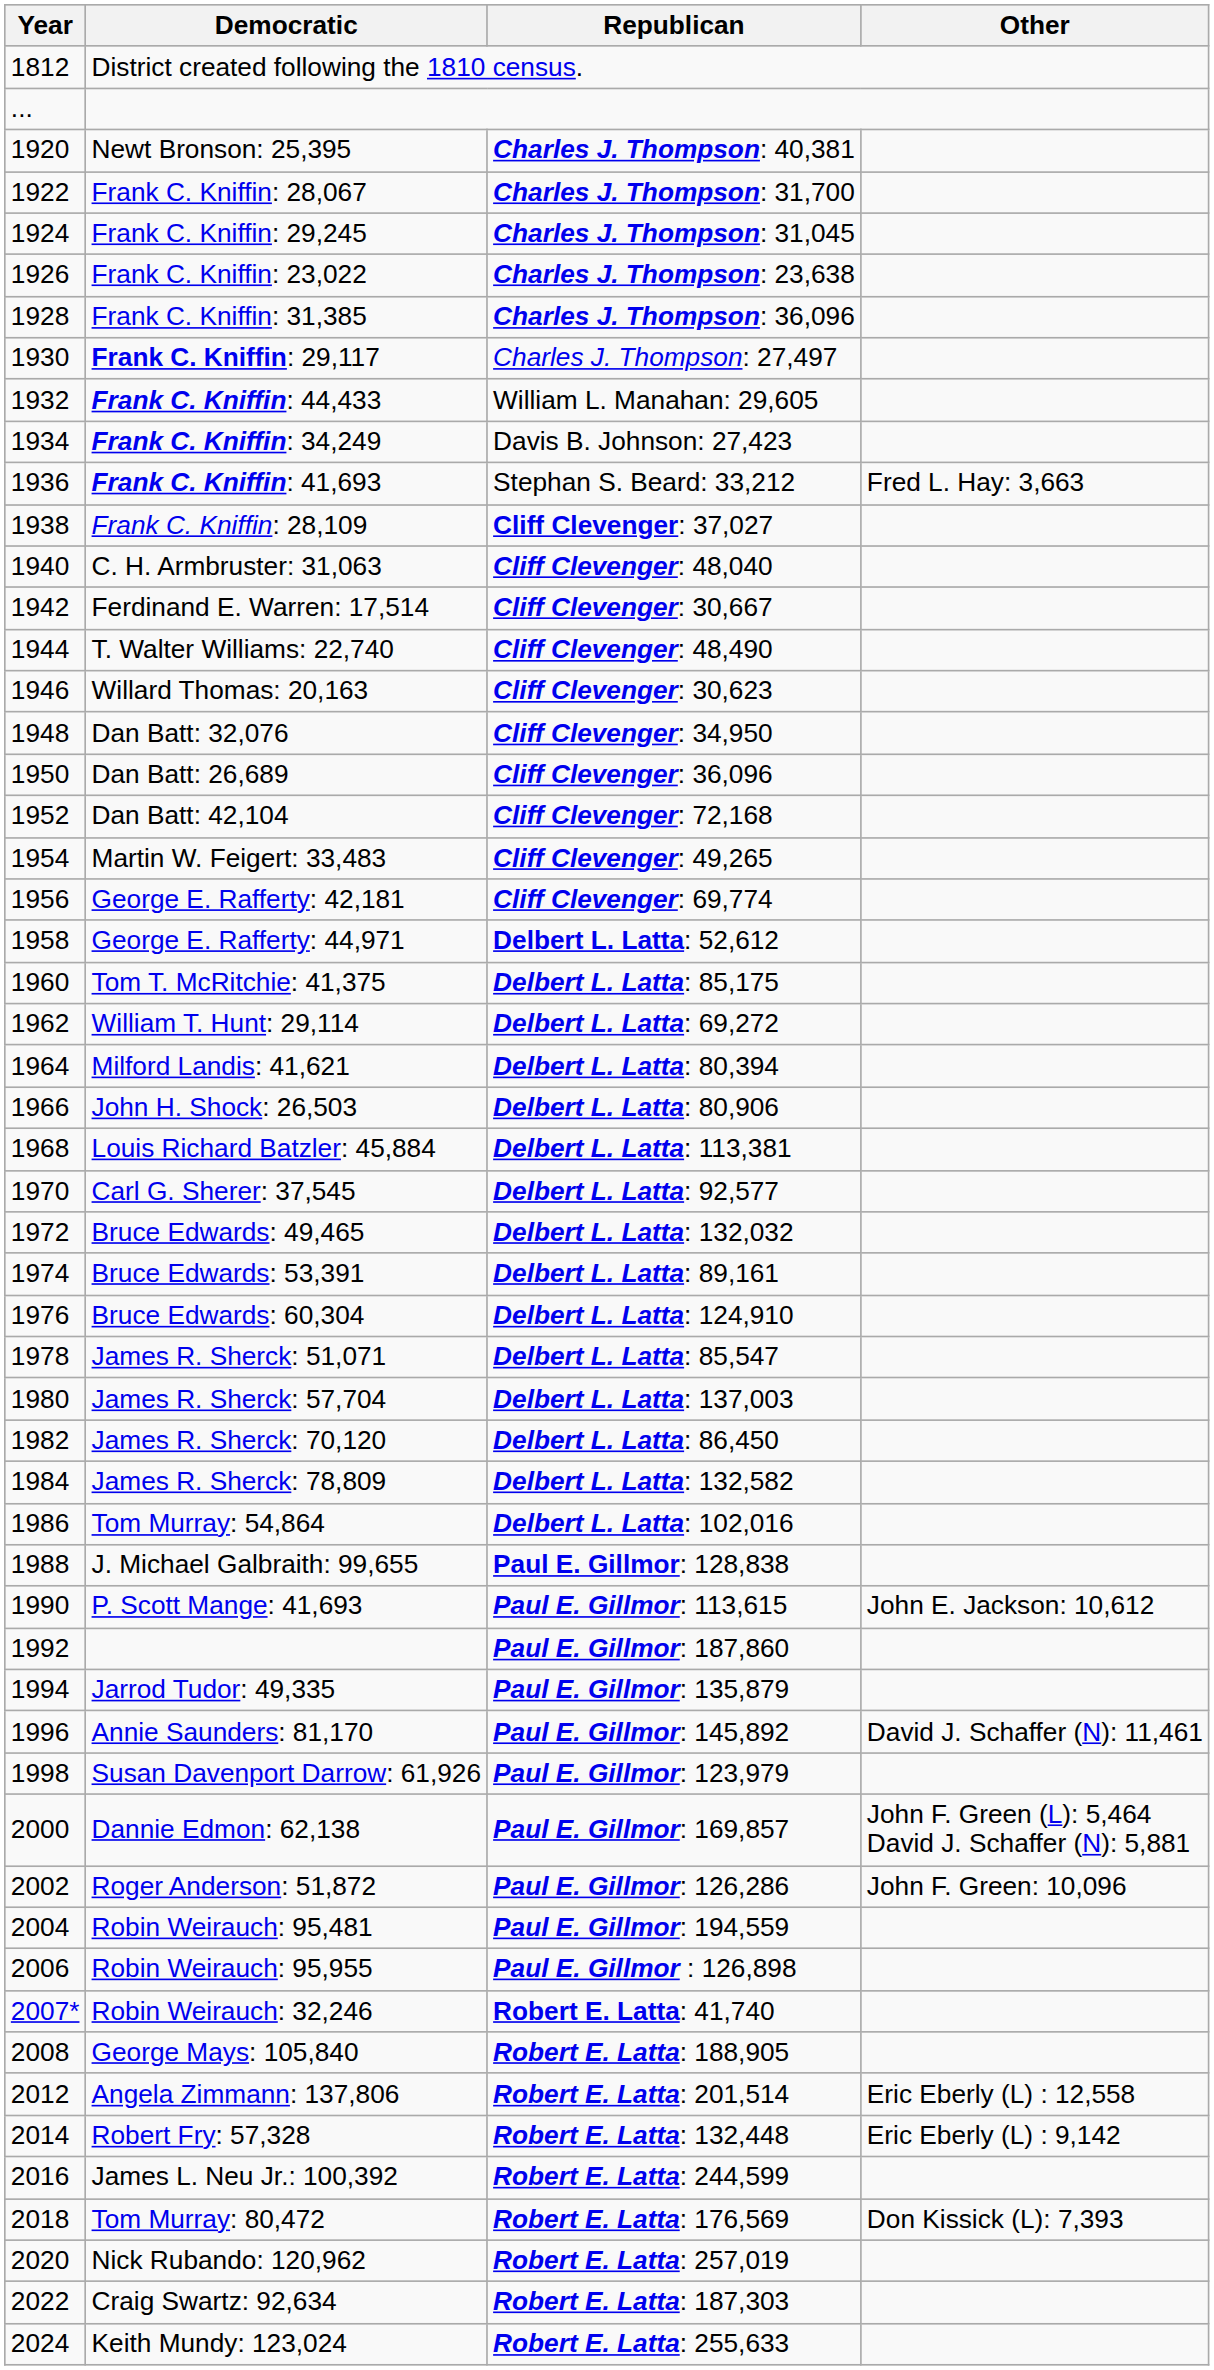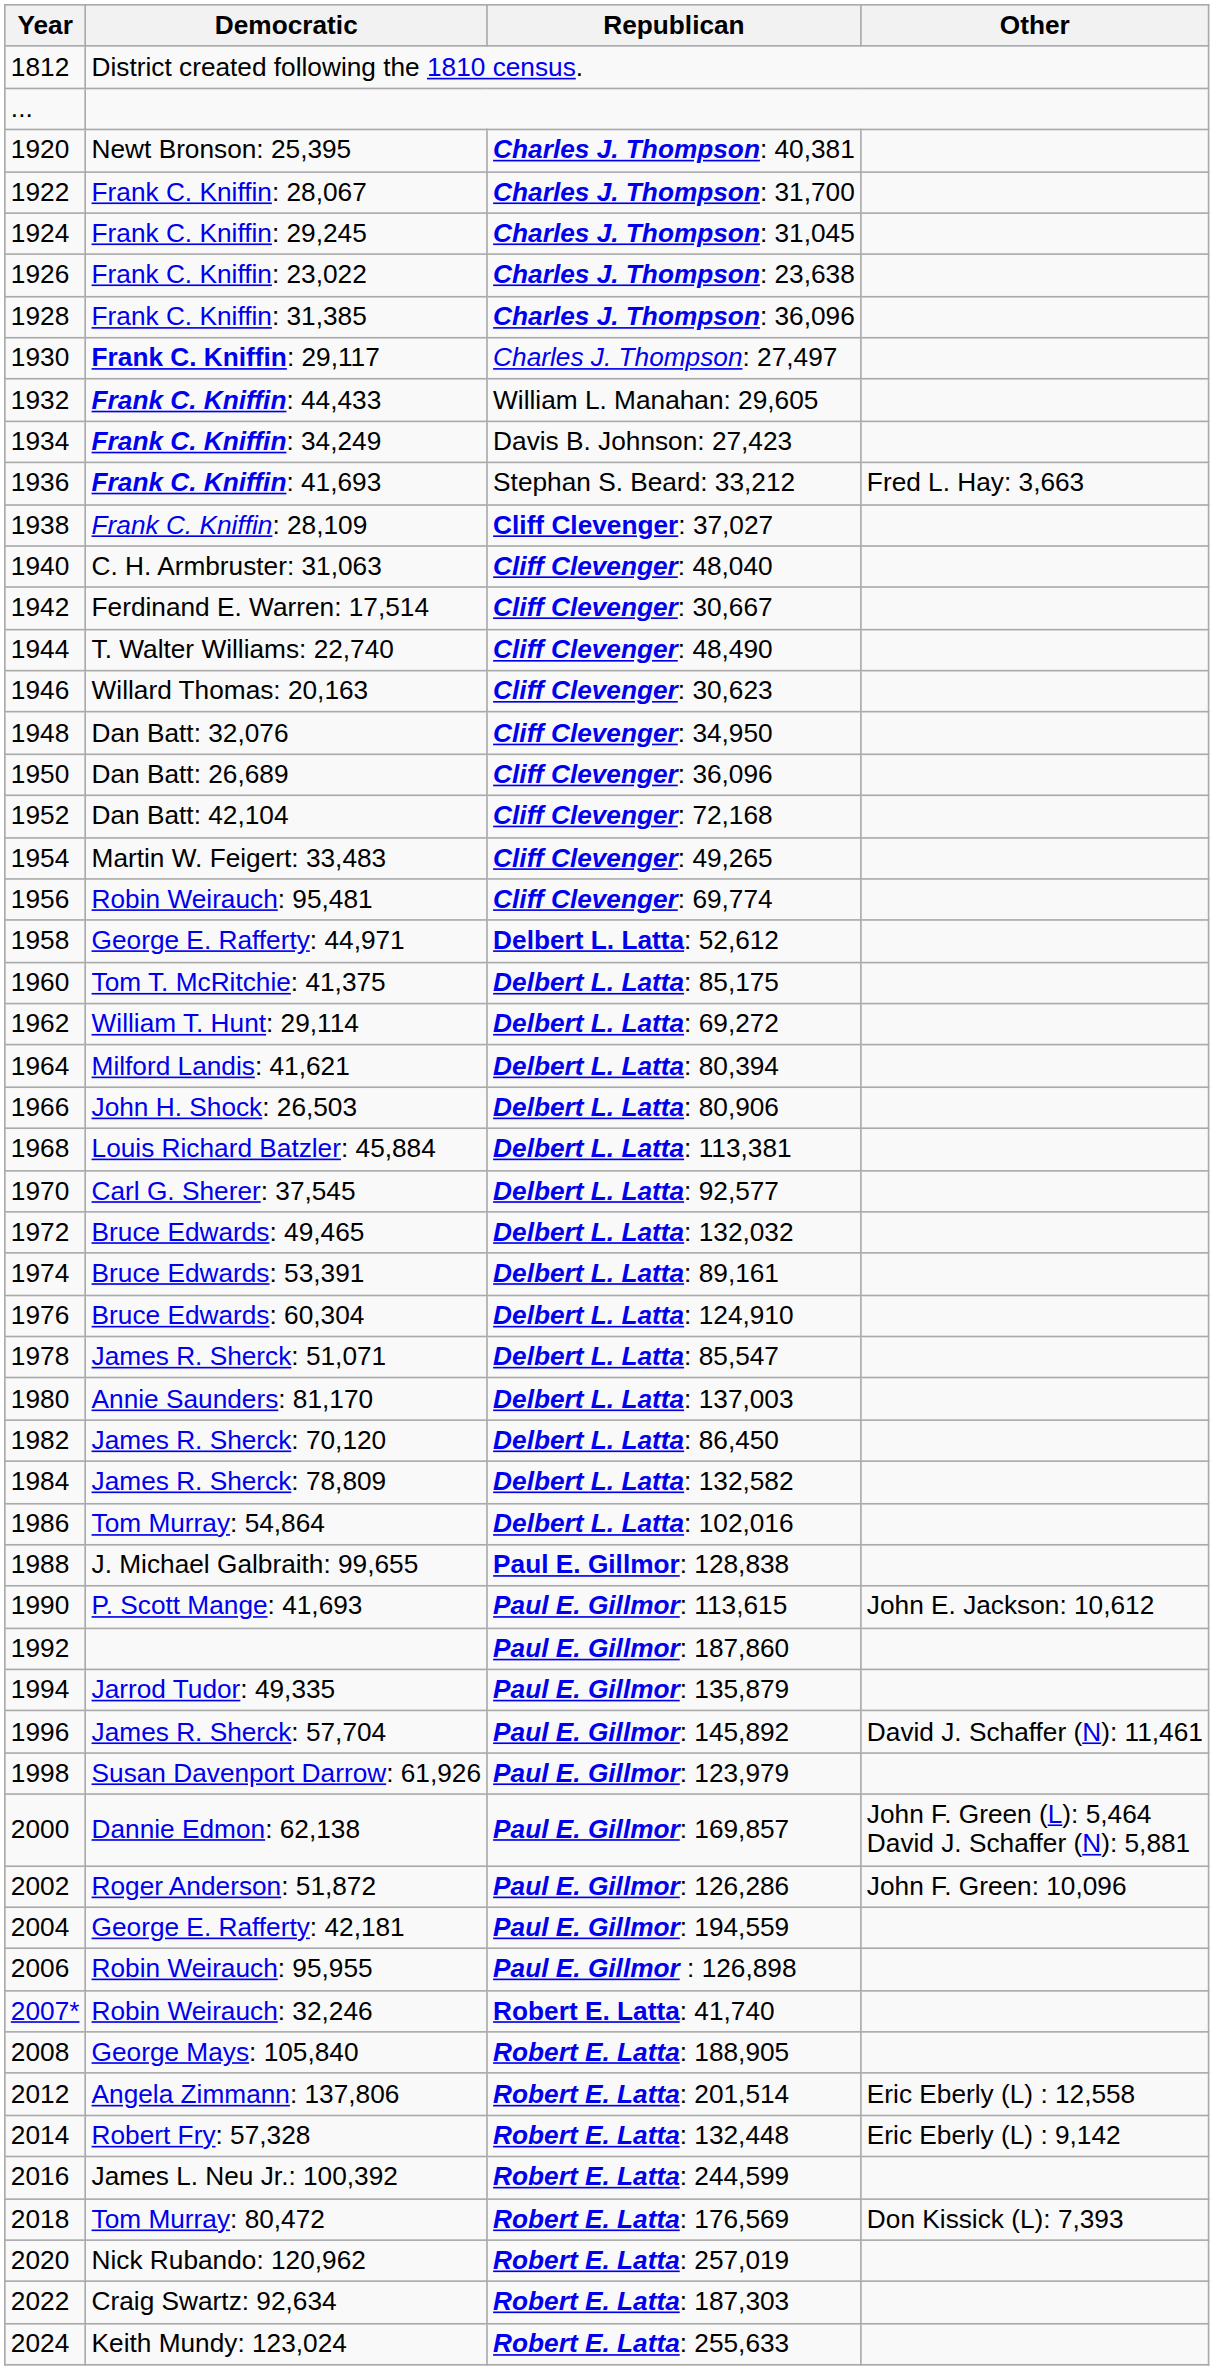(248, 899) George E. Rafferty: 42,181 -> (232, 899) Robin Weirauch: 95,481
(239, 1398) James R. Sherck: 57,704 -> (232, 1398) Annie Saunders: 81,170
(232, 1731) Annie Saunders: 81,170 -> (239, 1731) James R. Sherck: 57,704
(232, 1927) Robin Weirauch: 95,481 -> (248, 1927) George E. Rafferty: 42,181
